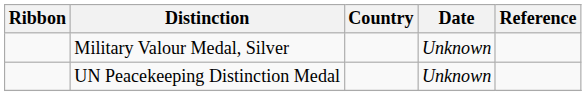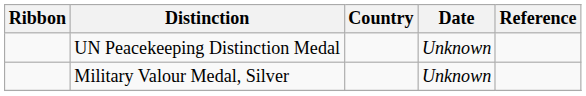rows swapped: (207, 76) <-> (182, 47)
